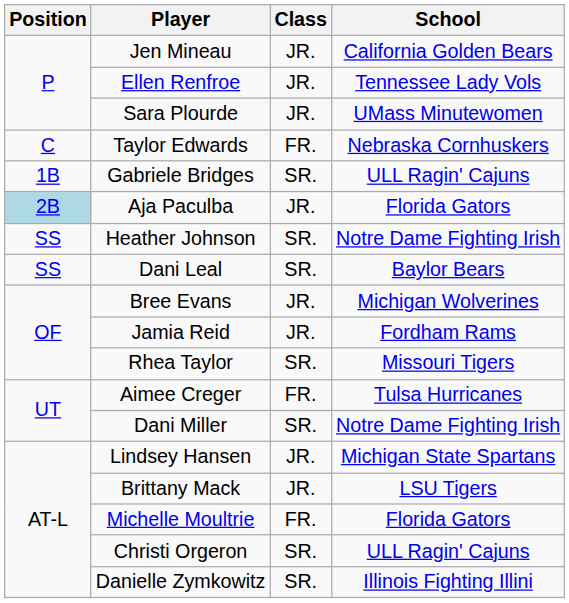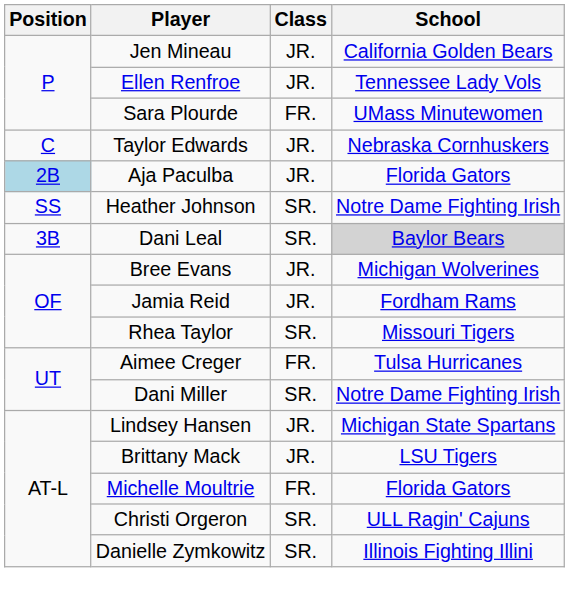(301, 113) JR. -> (301, 113) FR.
(301, 144) FR. -> (301, 144) JR.
- row: (181, 176)
(48, 269) SS -> (48, 238) 3B
(448, 269) no background -> (448, 238) lightgrey background
